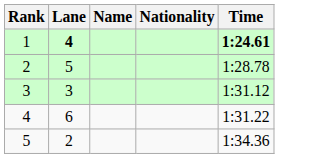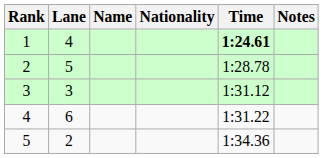+ column: (296, 16)
(69, 41) bold -> (69, 41) normal
